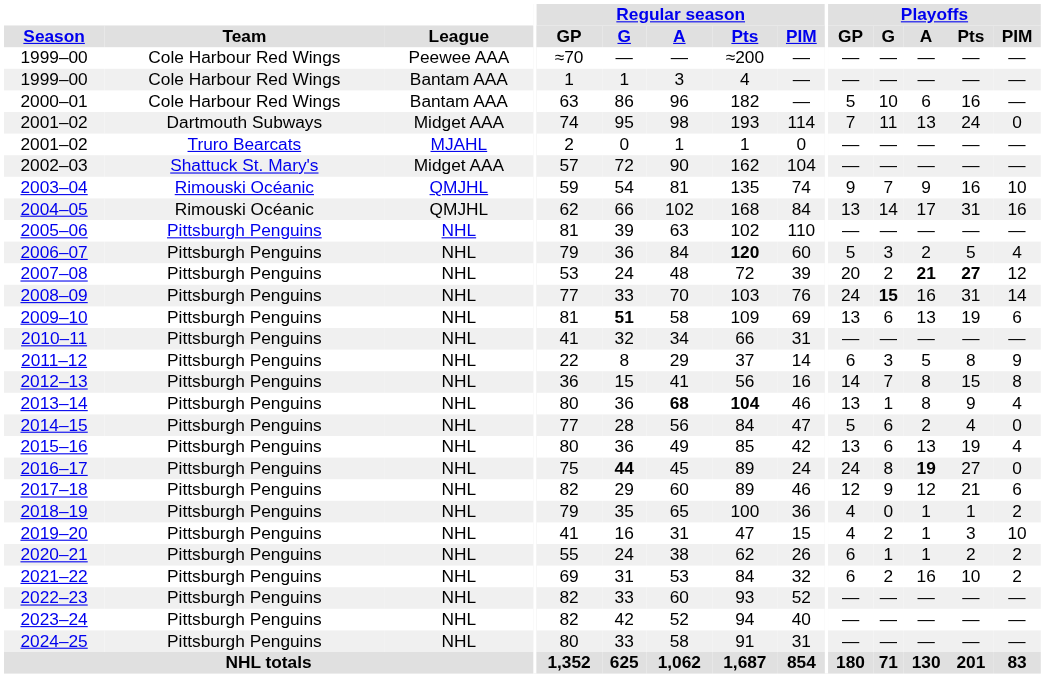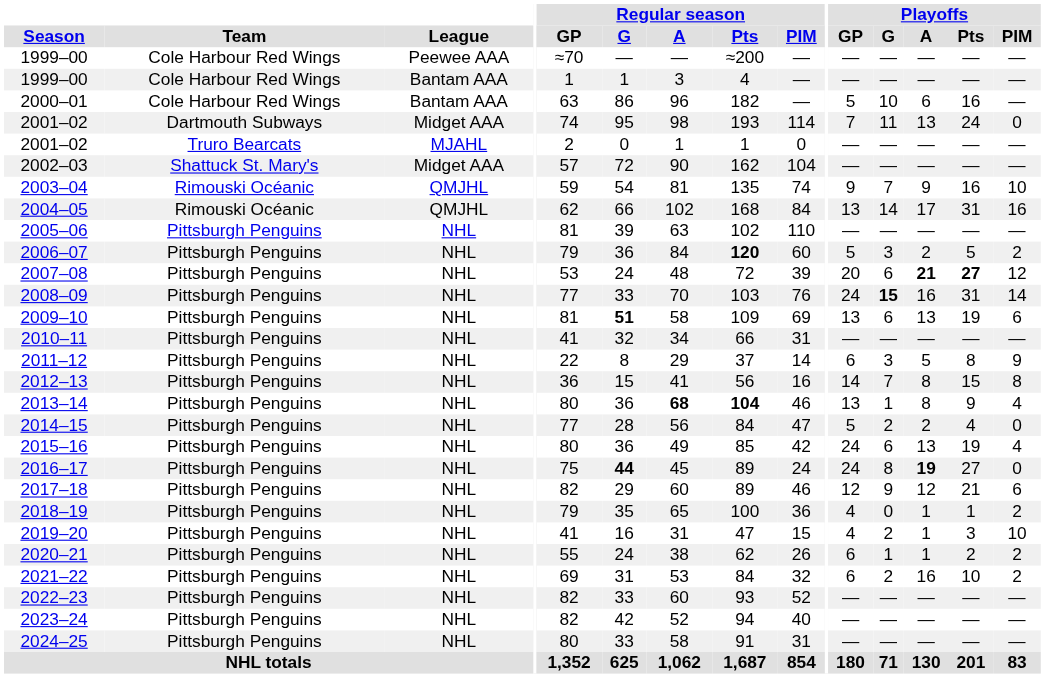(1017, 252) 4 -> (1017, 252) 2
(888, 273) 2 -> (888, 273) 6
(888, 425) 6 -> (888, 425) 2
(851, 446) 13 -> (851, 446) 24
